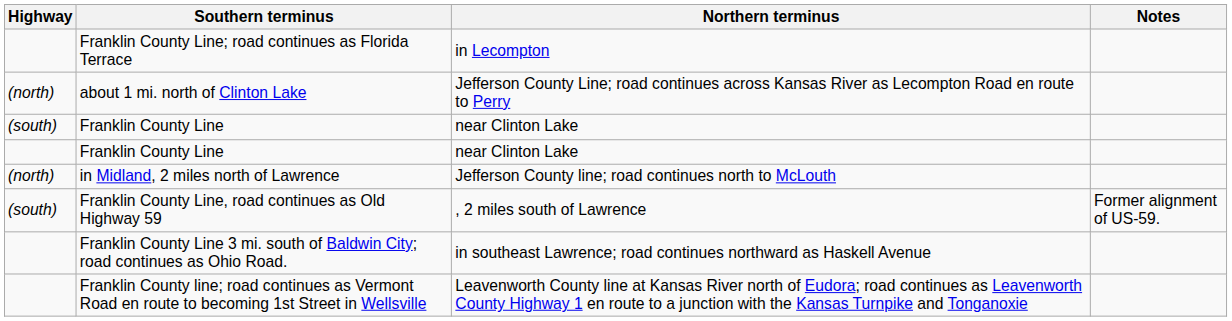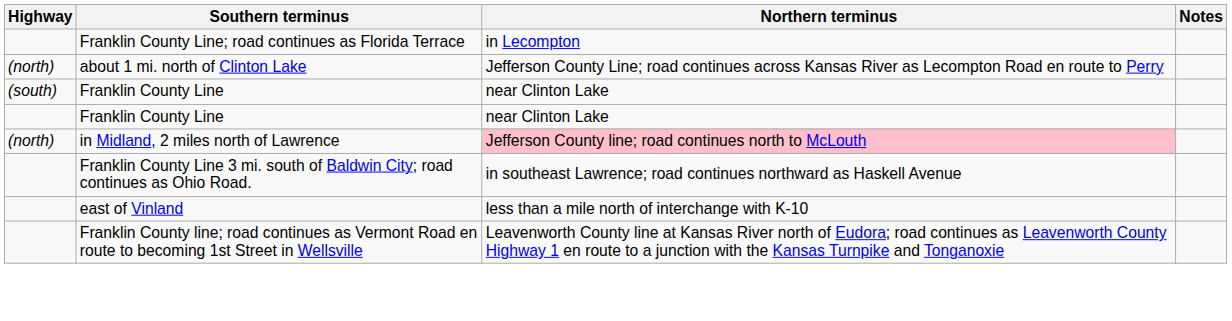(646, 176) no background -> (676, 141) pink background
- row: (33, 210)
+ row: (40, 209)
